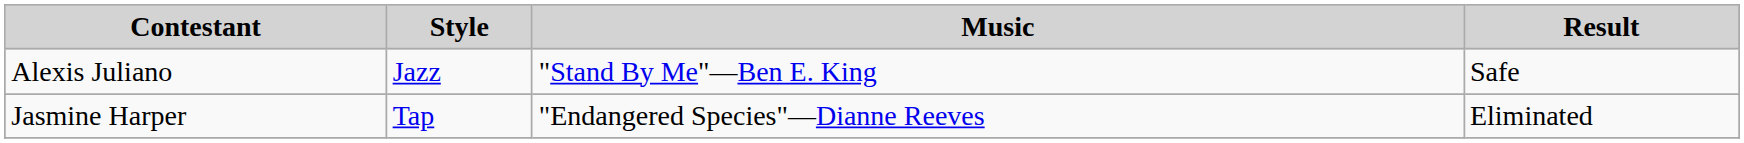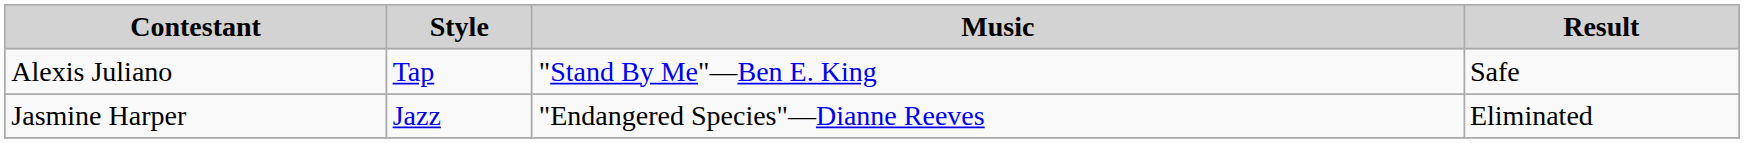(417, 71) Jazz -> (413, 71) Tap
(413, 115) Tap -> (417, 115) Jazz
